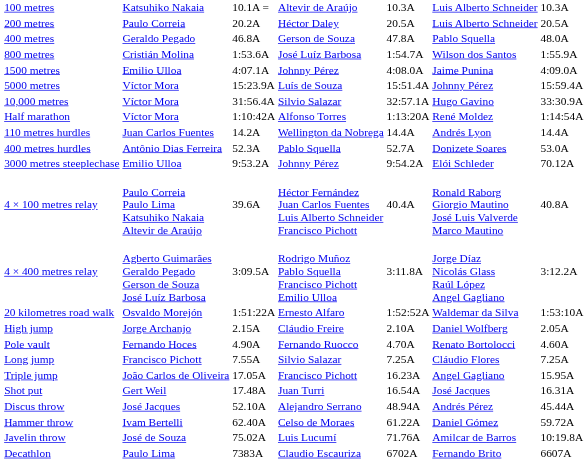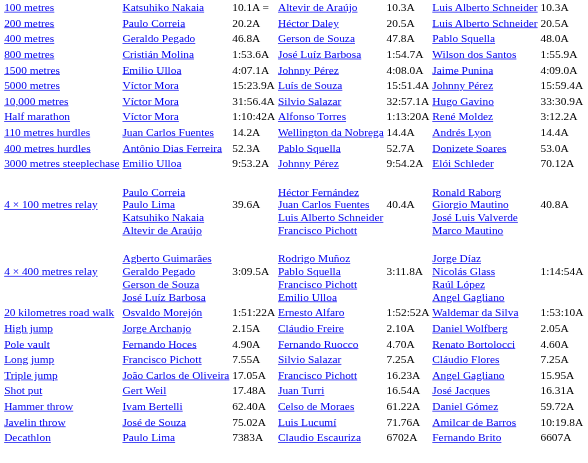(562, 117) 1:14:54A -> (559, 117) 3:12.2A
(559, 271) 3:12.2A -> (562, 271) 1:14:54A
- row: (34, 406)
